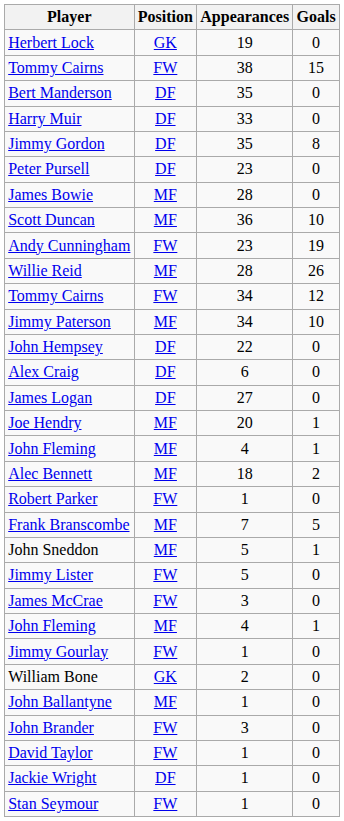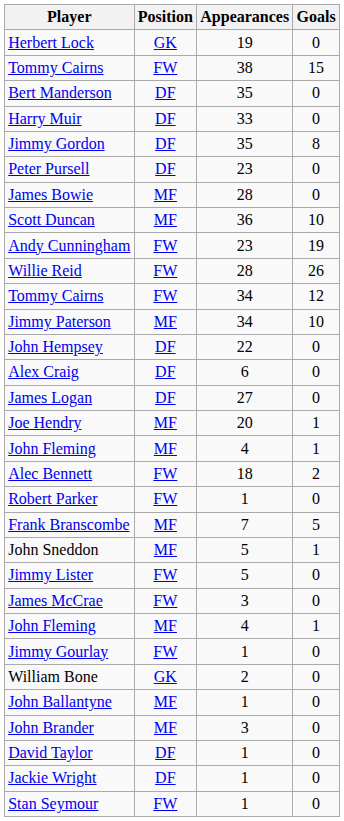(165, 270) MF -> (165, 270) FW
(165, 473) MF -> (165, 473) FW
(165, 727) FW -> (165, 727) MF
(165, 753) FW -> (165, 753) DF
